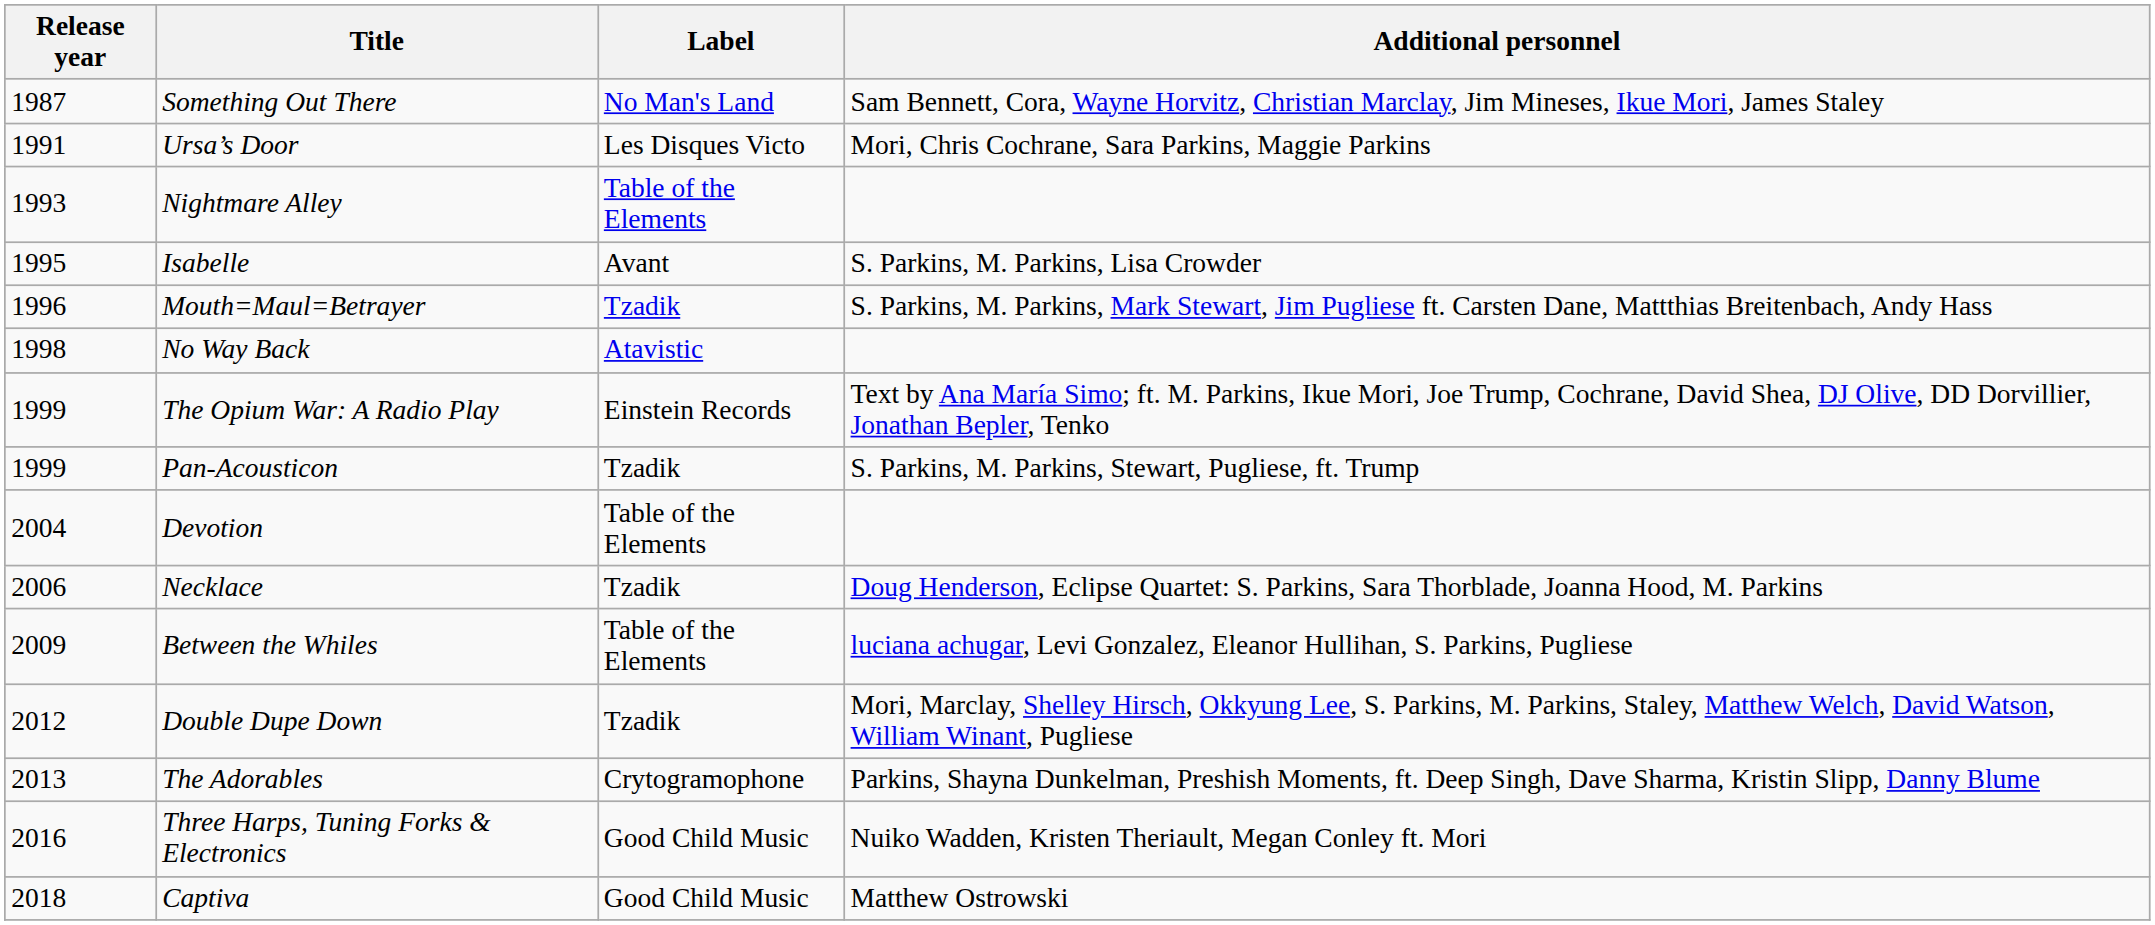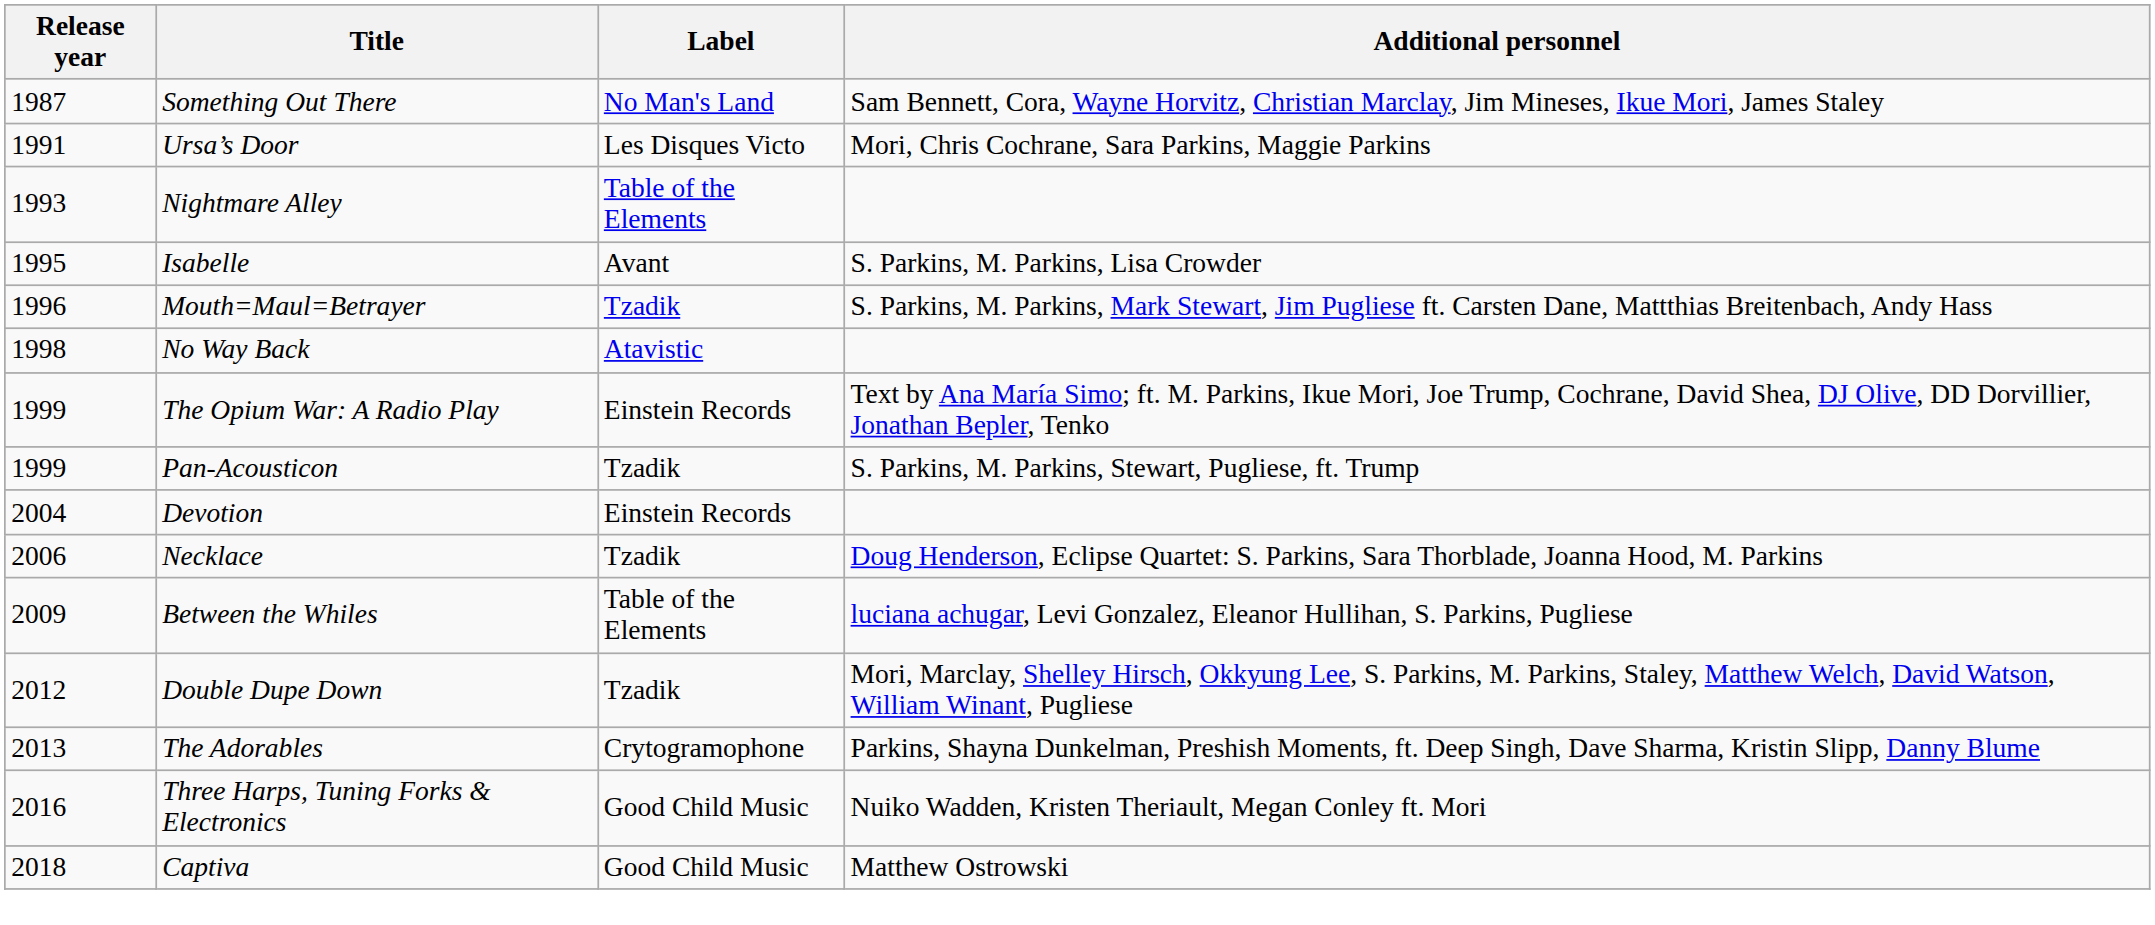(669, 527) Table of the Elements -> (697, 512) Einstein Records
